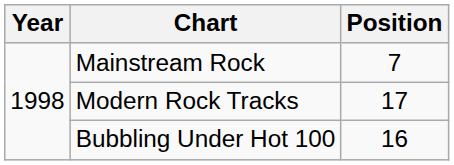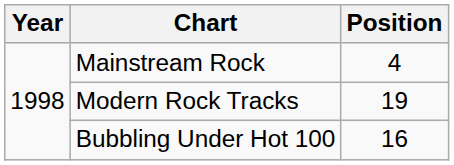(394, 62) 7 -> (394, 62) 4
(394, 100) 17 -> (394, 100) 19
